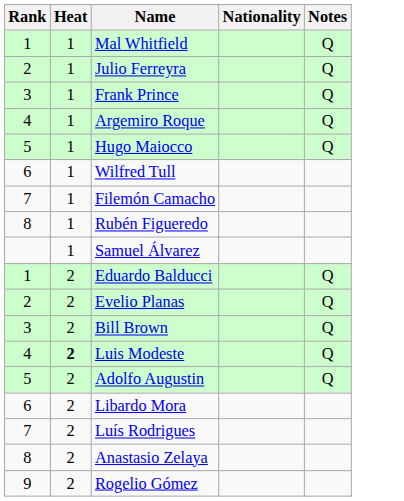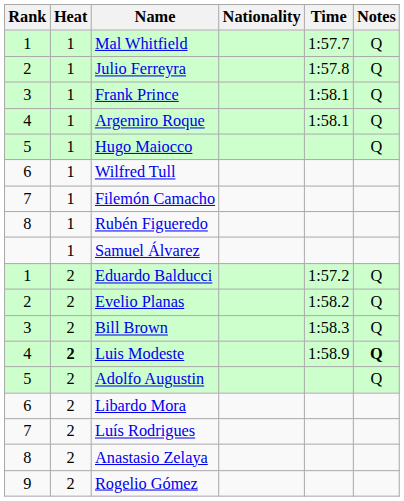+ column: (329, 17)
(328, 353) normal -> (376, 353) bold
